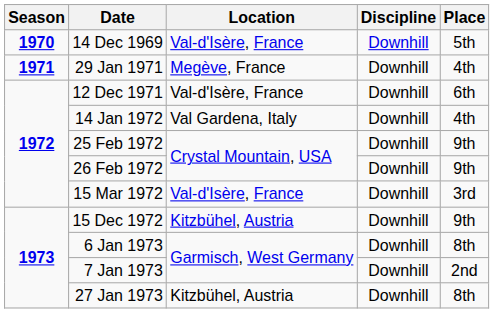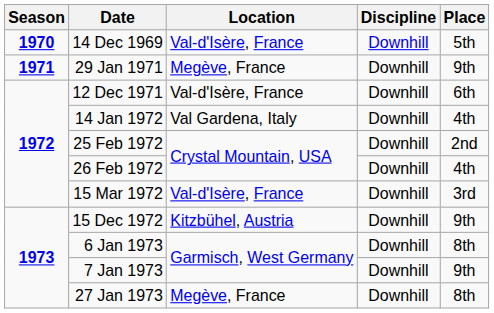(464, 68) 4th -> (464, 68) 9th
(464, 144) 9th -> (464, 144) 2nd
(464, 169) 9th -> (464, 169) 4th
(464, 270) 2nd -> (464, 270) 9th
(232, 295) Kitzbühel, Austria -> (228, 295) Megève, France
